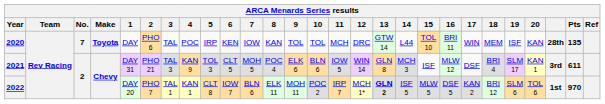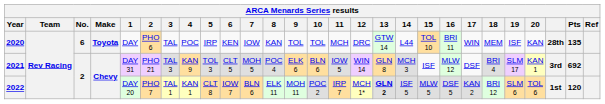(82, 42) 7 -> (82, 42) 6
(575, 65) 611 -> (575, 65) 692
(575, 87) 970 -> (575, 87) 120
